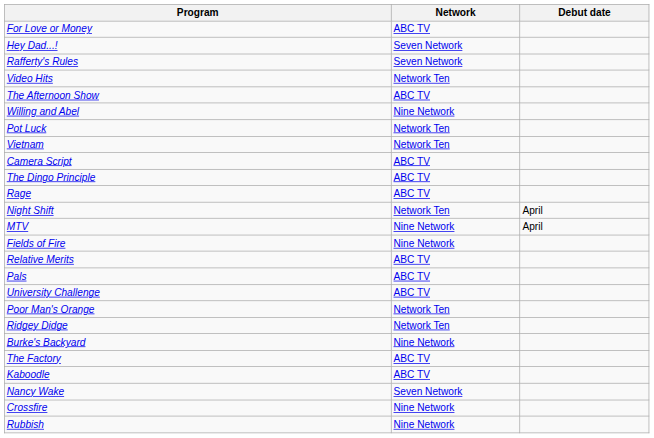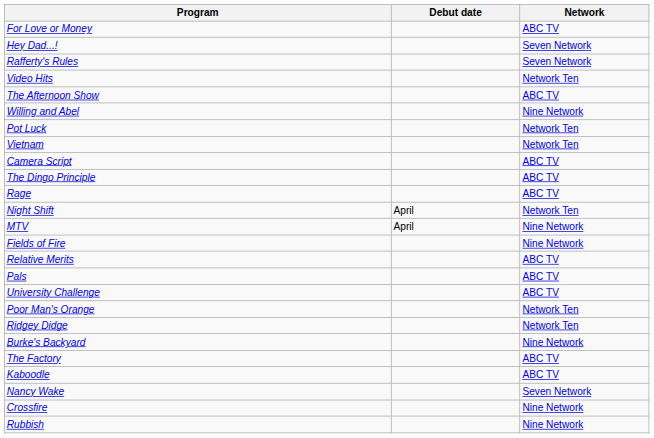columns swapped: (456, 13) <-> (584, 13)
